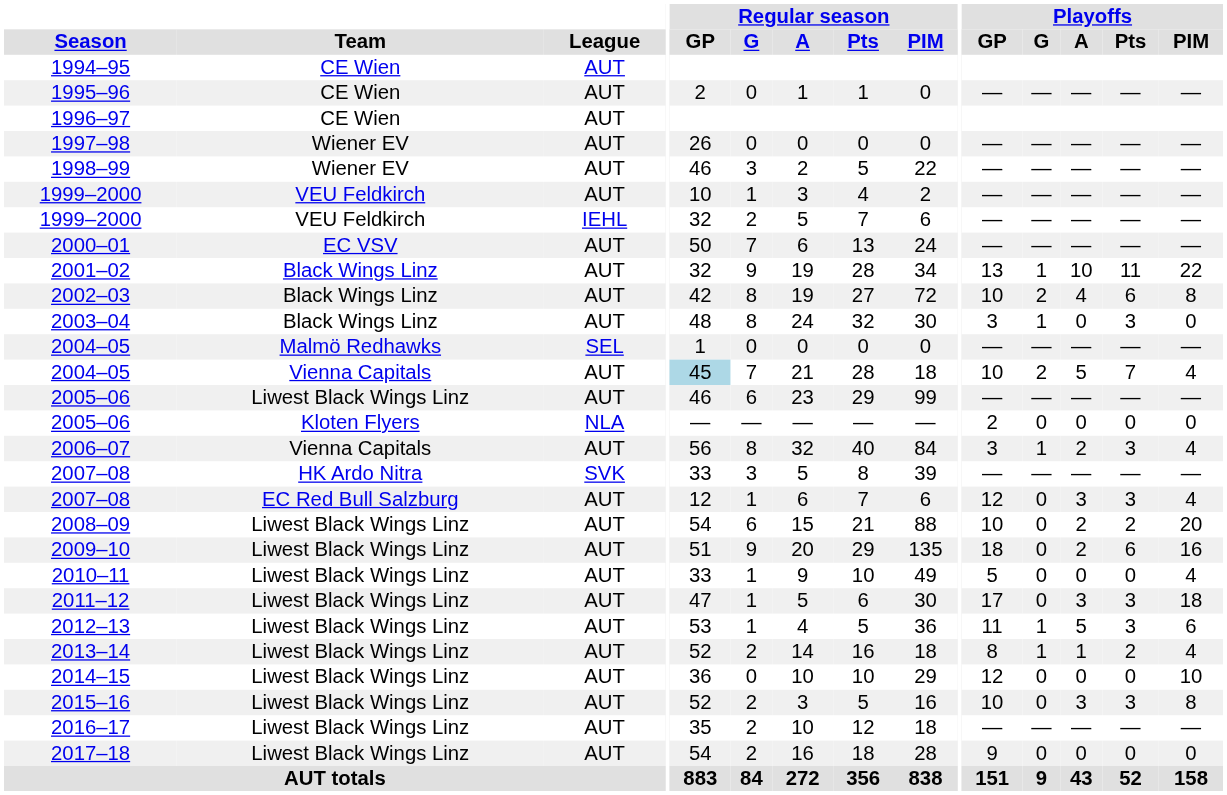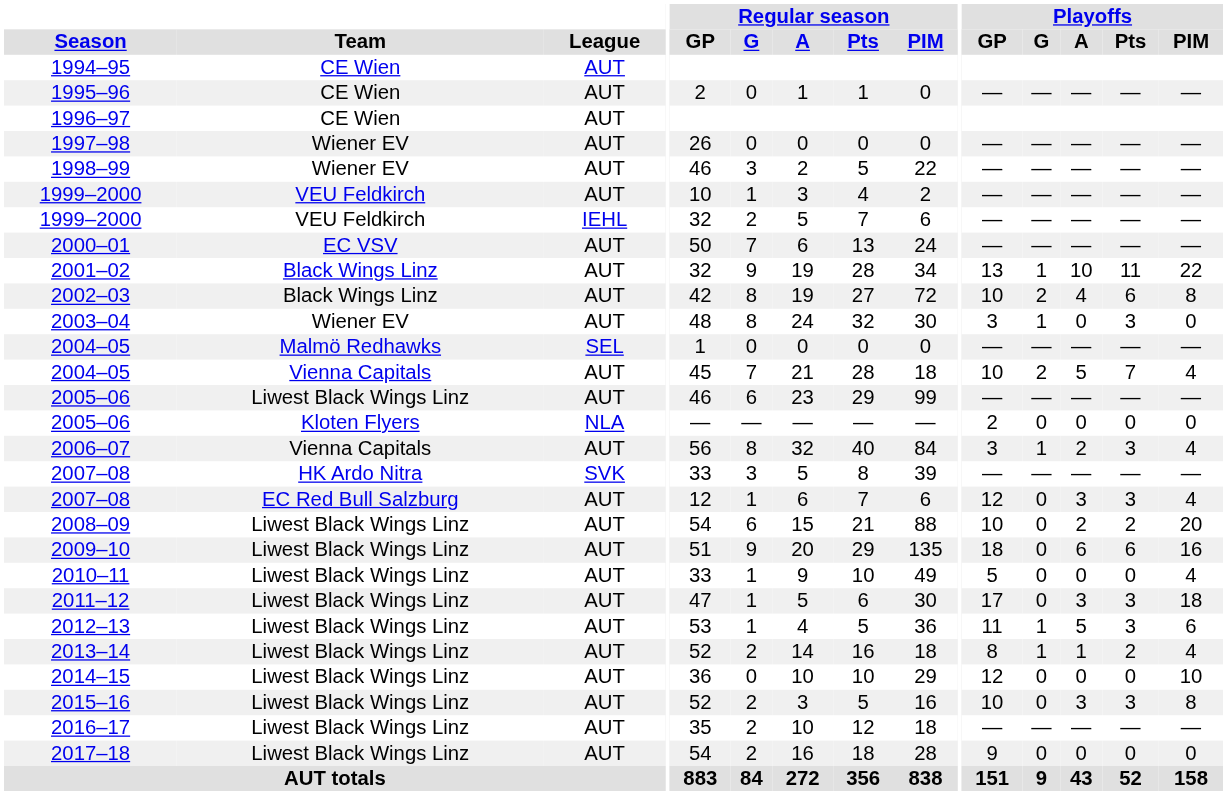(360, 321) Black Wings Linz -> (360, 321) Wiener EV
(700, 372) lightblue background -> (700, 372) no background
(1081, 549) 2 -> (1081, 549) 6
